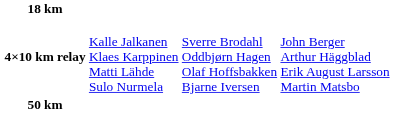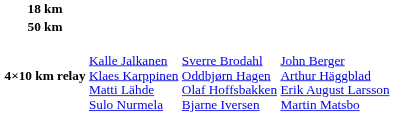rows swapped: (45, 105) <-> (45, 57)
